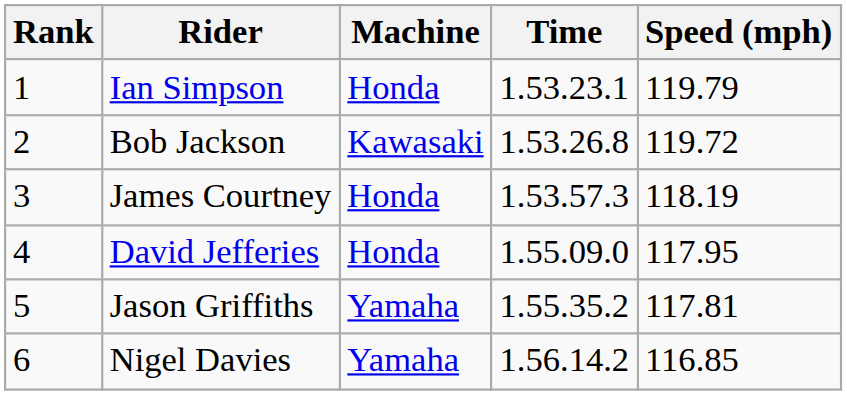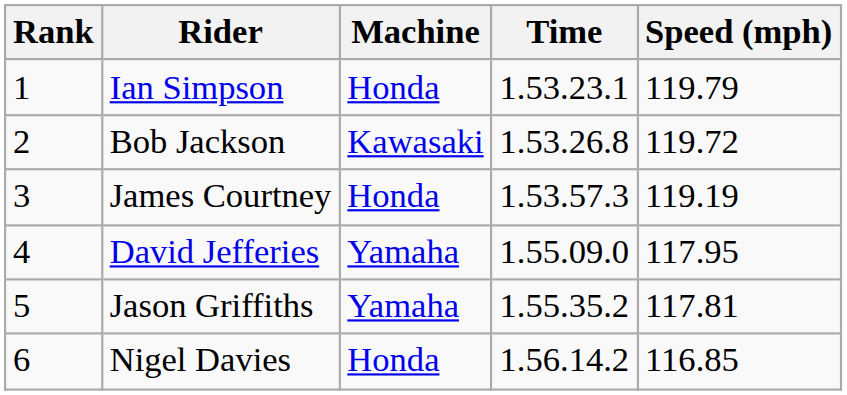(692, 196) 118.19 -> (692, 196) 119.19
(393, 251) Honda -> (403, 251) Yamaha
(403, 360) Yamaha -> (393, 360) Honda
